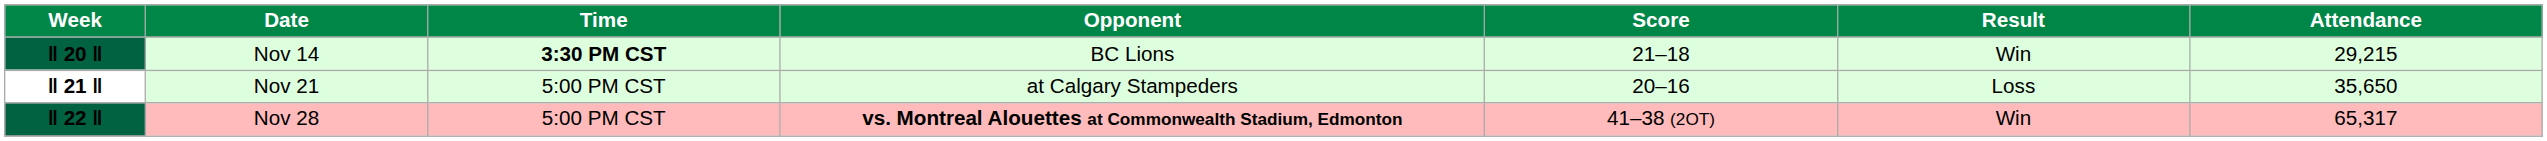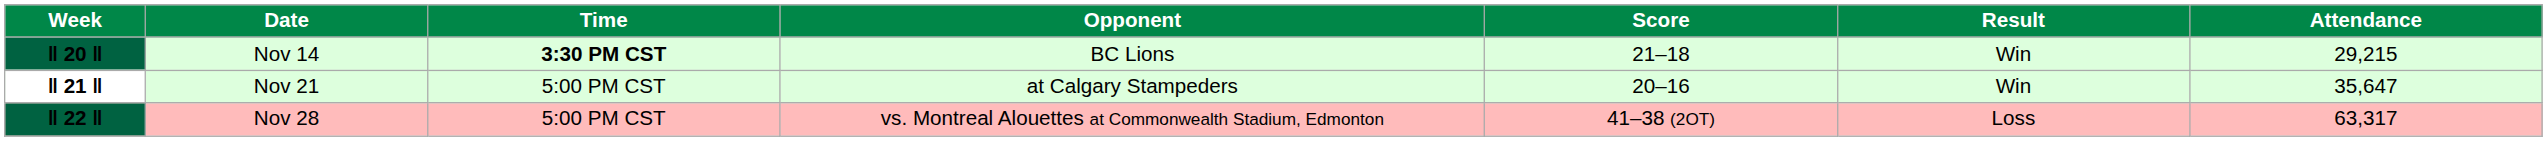(2013, 86) Loss -> (2013, 86) Win
(2366, 86) 35,650 -> (2366, 86) 35,647
(1132, 119) bold -> (1132, 119) normal
(2013, 119) Win -> (2013, 119) Loss
(2366, 119) 65,317 -> (2366, 119) 63,317
